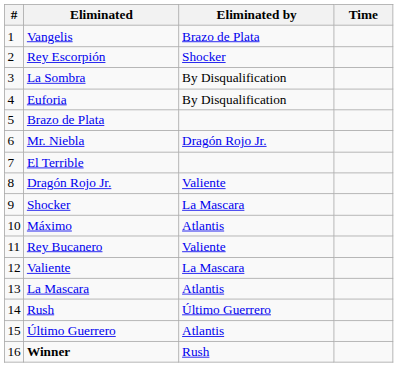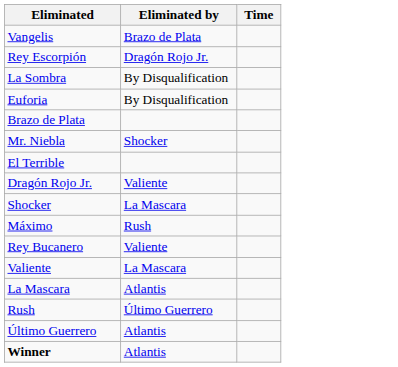- column: (14, 15)
(204, 57) Shocker -> (166, 57) Dragón Rojo Jr.
(224, 141) Dragón Rojo Jr. -> (146, 141) Shocker
(203, 225) Atlantis -> (137, 225) Rush
(196, 352) Rush -> (145, 352) Atlantis
